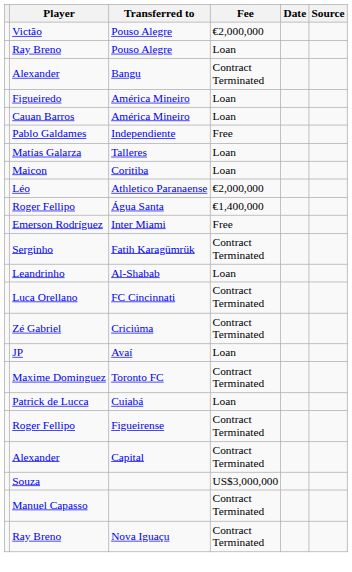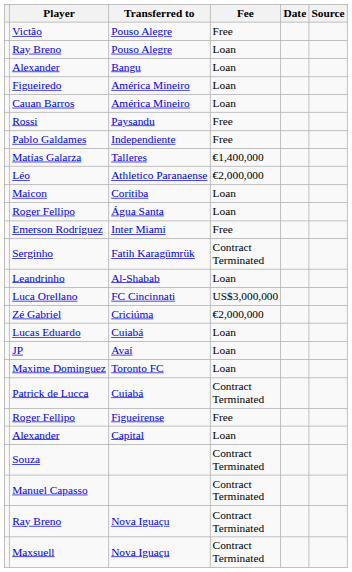(238, 31) €2,000,000 -> (223, 31) Free
(238, 73) Contract Terminated -> (224, 67) Loan
+ row: (25, 121)
(224, 152) Loan -> (238, 157) €1,400,000
rows swapped: (21, 188) <-> (30, 170)
(238, 206) €1,400,000 -> (224, 211) Loan
(238, 297) Contract Terminated -> (245, 296) US$3,000,000
(238, 328) Contract Terminated -> (238, 314) €2,000,000
+ row: (46, 332)
(238, 377) Contract Terminated -> (224, 368) Loan
(224, 401) Loan -> (238, 393) Contract Terminated
(238, 426) Contract Terminated -> (223, 417) Free
(238, 456) Contract Terminated -> (224, 435) Loan
(245, 481) US$3,000,000 -> (238, 459) Contract Terminated
+ row: (33, 552)
